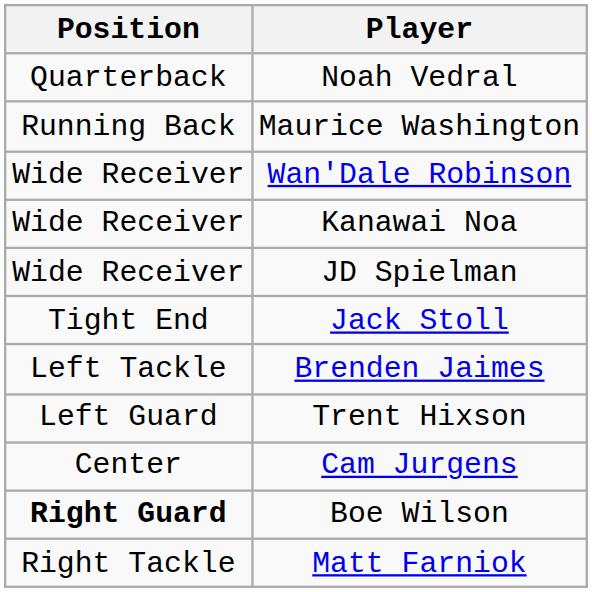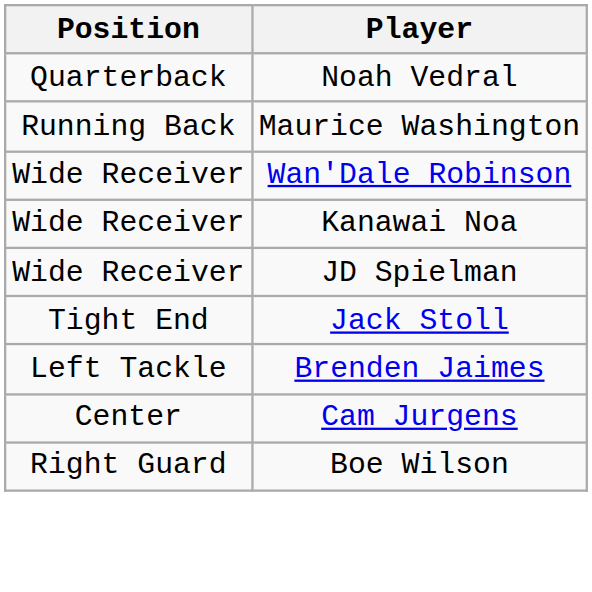- row: (419, 418)
(128, 515) bold -> (128, 466) normal
- row: (419, 563)
